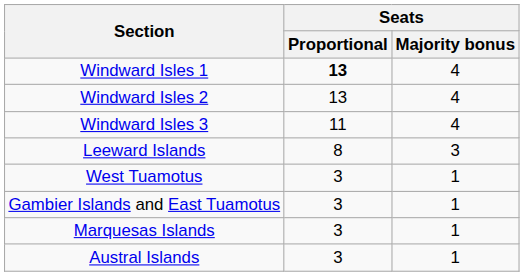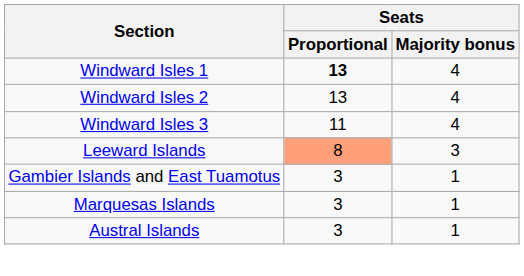(338, 151) no background -> (338, 151) lightsalmon background
- row: (144, 177)
